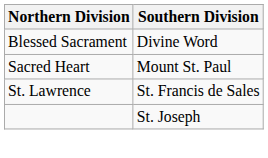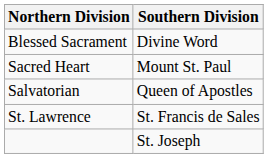+ row: (44, 91)
